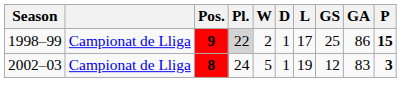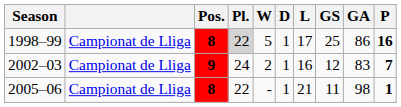(211, 41) 9 -> (211, 41) 8
(268, 41) 2 -> (268, 41) 5
(385, 41) 15 -> (385, 41) 16
(211, 65) 8 -> (211, 65) 9
(268, 65) 5 -> (268, 65) 2
(305, 65) 19 -> (305, 65) 16
(389, 65) 3 -> (389, 65) 7
+ row: (35, 89)
